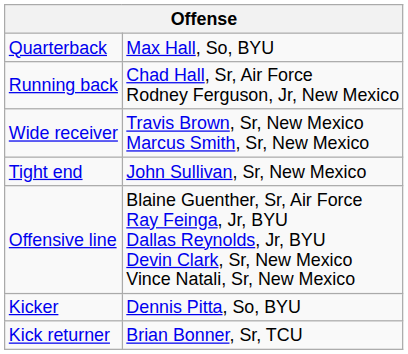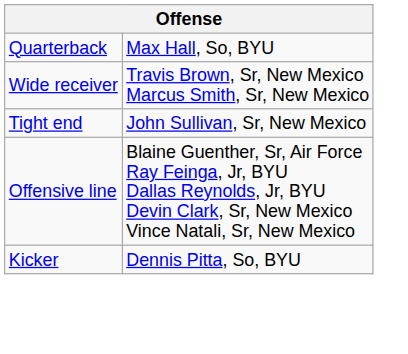- row: (63, 85)
- row: (59, 336)
